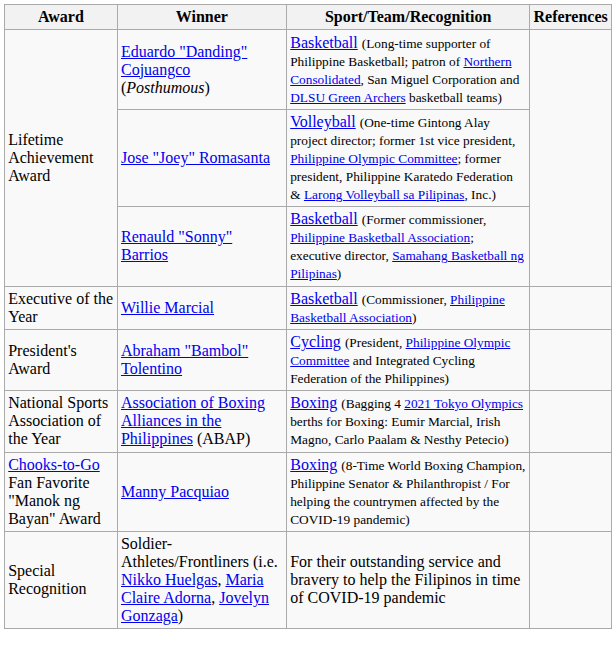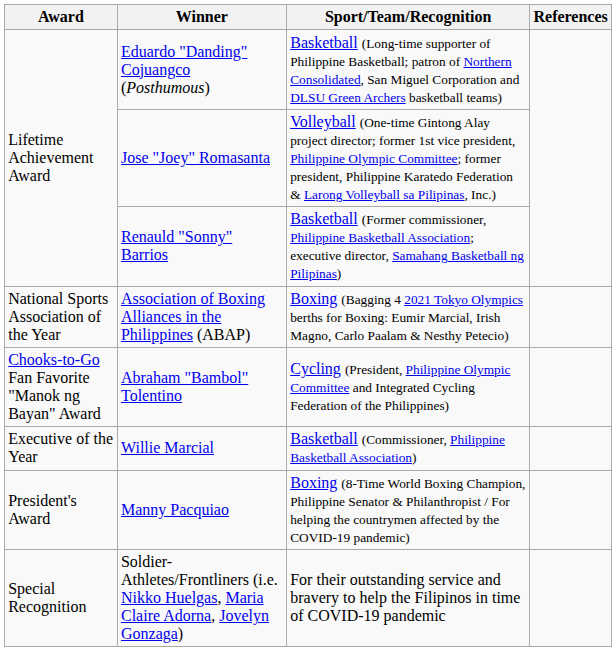rows swapped: (193, 421) <-> (168, 307)
(43, 360) President's Award -> (54, 387) Chooks-to-Go Fan Favorite "Manok ng Bayan" Award
(54, 491) Chooks-to-Go Fan Favorite "Manok ng Bayan" Award -> (43, 509) President's Award
